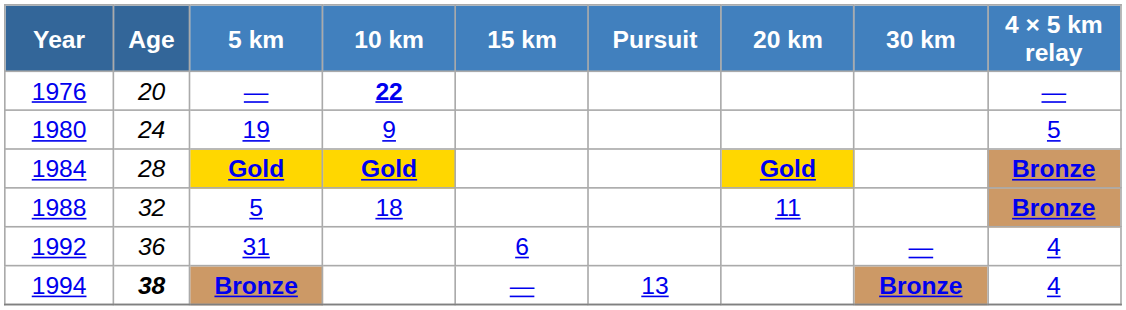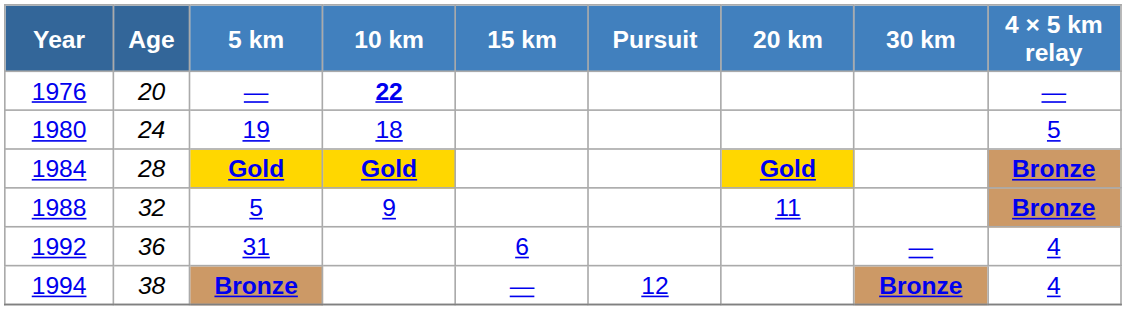(389, 130) 9 -> (389, 130) 18
(389, 208) 18 -> (389, 208) 9
(152, 286) bold -> (152, 286) normal
(655, 286) 13 -> (655, 286) 12
